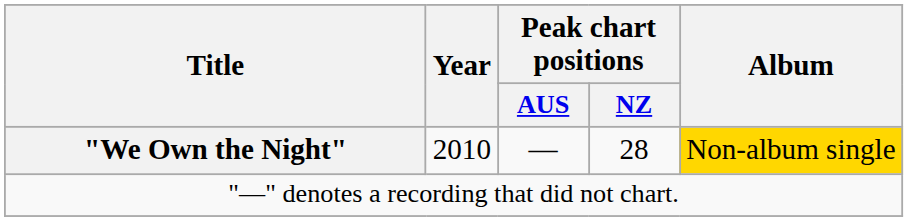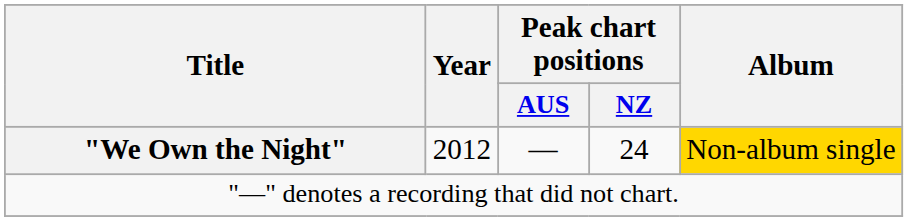(462, 149) 2010 -> (462, 149) 2012
(634, 149) 28 -> (634, 149) 24
